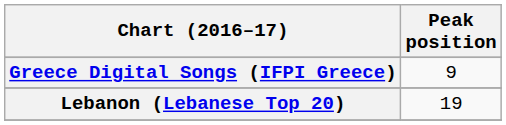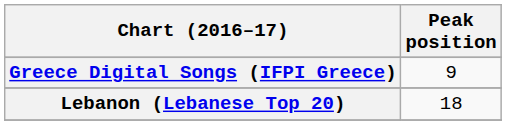(451, 104) 19 -> (451, 104) 18
